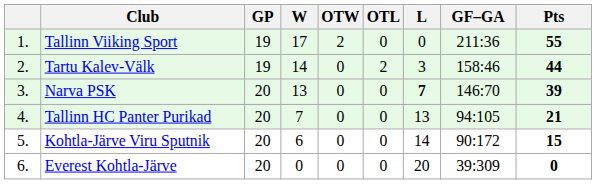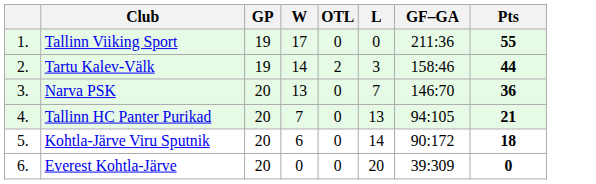- column: (340, 16)
(422, 91) bold -> (376, 91) normal
(554, 91) 39 -> (508, 91) 36
(554, 141) 15 -> (508, 141) 18
